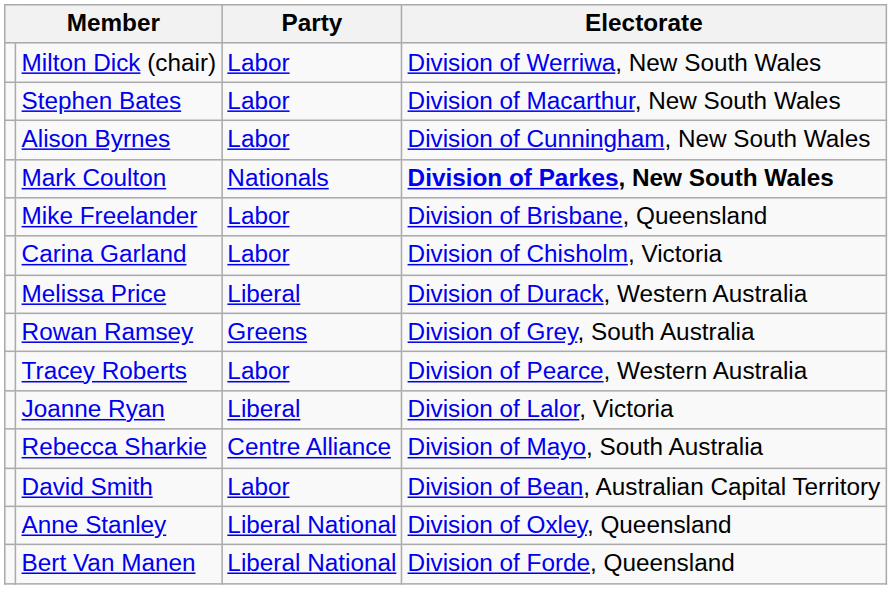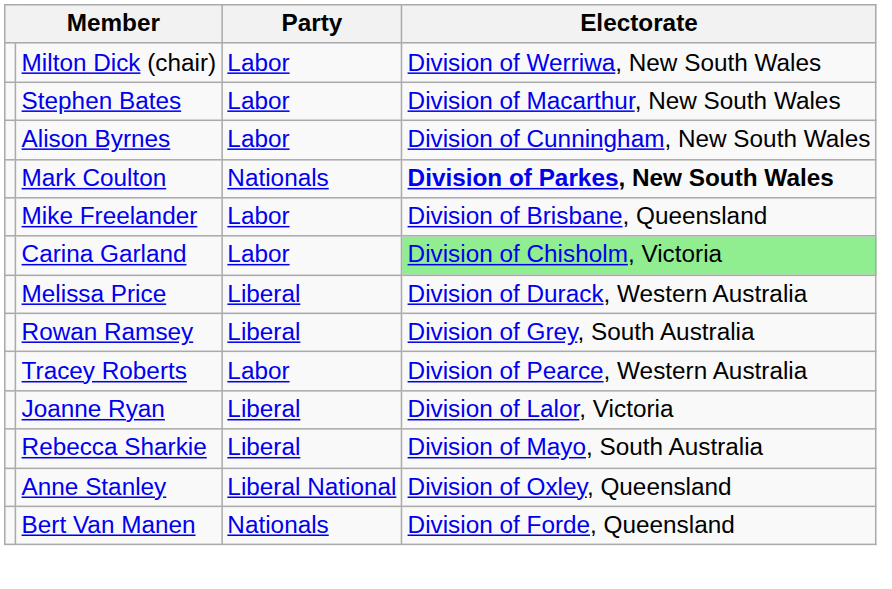(565, 255) no background -> (565, 255) lightgreen background
(267, 332) Greens -> (264, 332) Liberal
(309, 448) Centre Alliance -> (264, 448) Liberal
- row: (87, 486)
(312, 563) Liberal National -> (278, 525) Nationals
